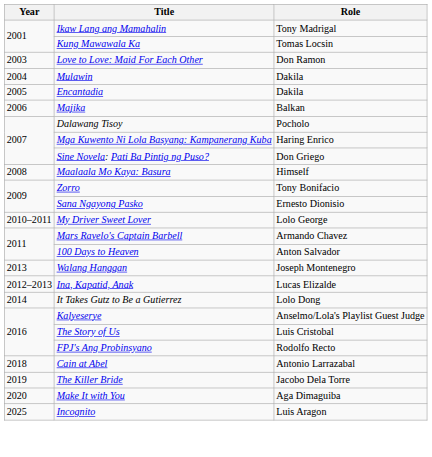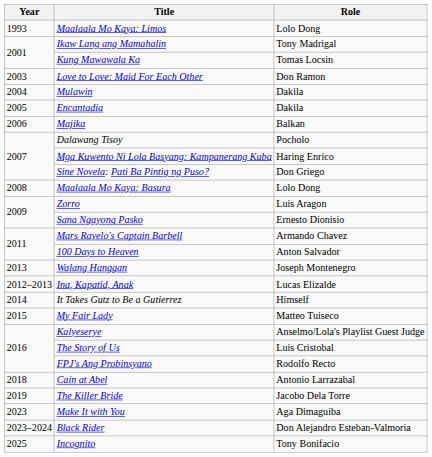+ row: (111, 28)
(293, 172) Himself -> (298, 188) Lolo Dong
(308, 188) Tony Bonifacio -> (301, 204) Luis Aragon
- row: (104, 220)
(298, 300) Lolo Dong -> (293, 300) Himself
+ row: (85, 316)
(17, 396) 2020 -> (17, 412) 2023
+ row: (81, 428)
(301, 412) Luis Aragon -> (308, 444) Tony Bonifacio
